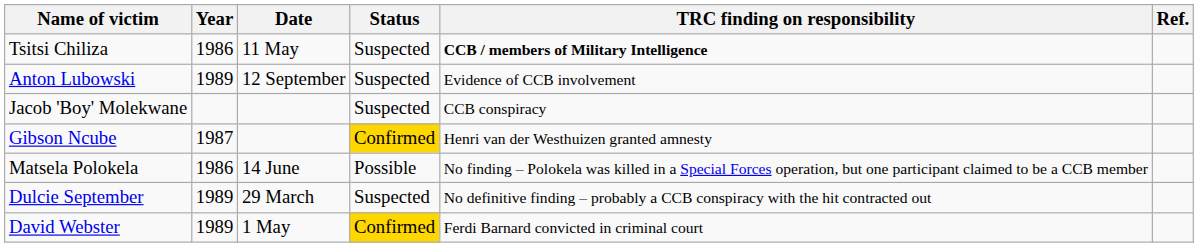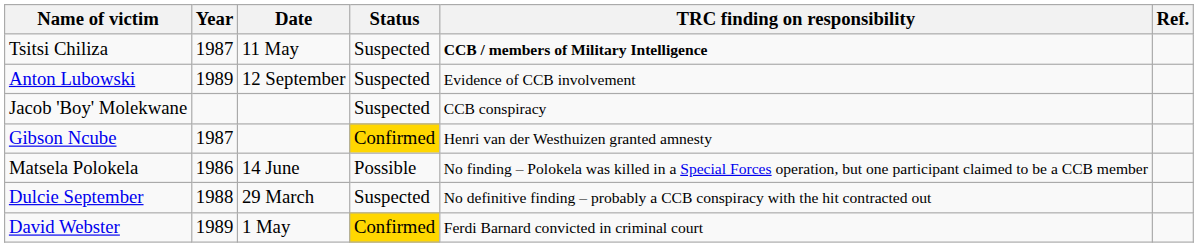(215, 49) 1986 -> (215, 49) 1987
(215, 197) 1989 -> (215, 197) 1988
